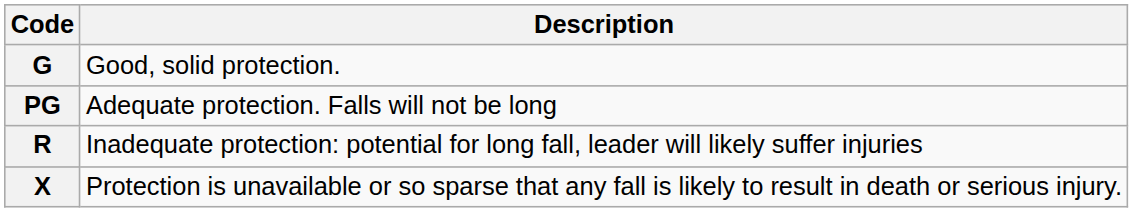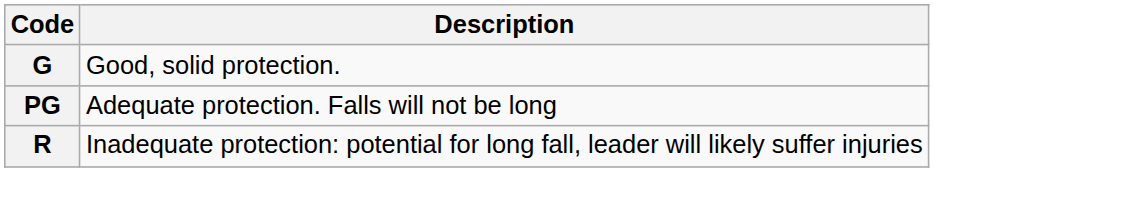- row: (42, 186)
